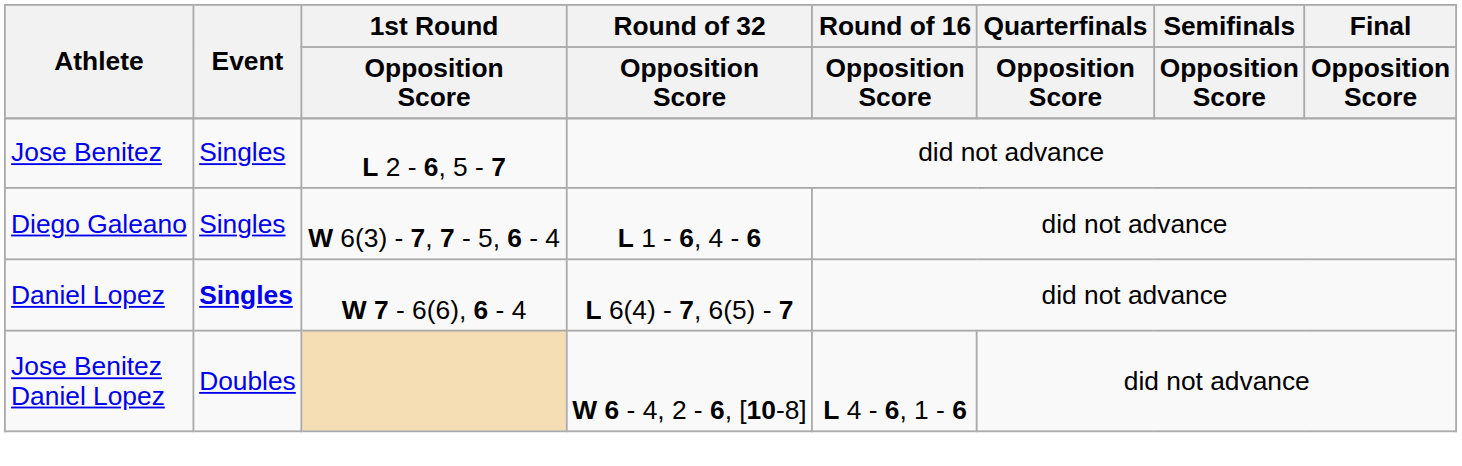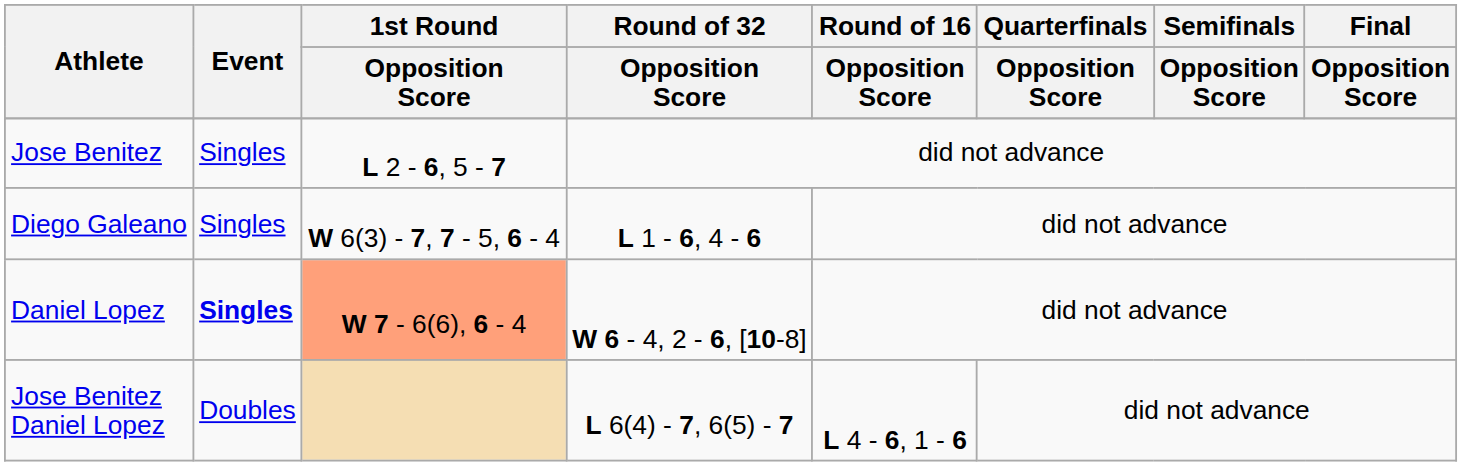(434, 310) no background -> (434, 324) lightsalmon background
(689, 310) L 6(4) - 7, 6(5) - 7 -> (690, 339) W 6 - 4, 2 - 6, [10-8]
(690, 410) W 6 - 4, 2 - 6, [10-8] -> (689, 425) L 6(4) - 7, 6(5) - 7
